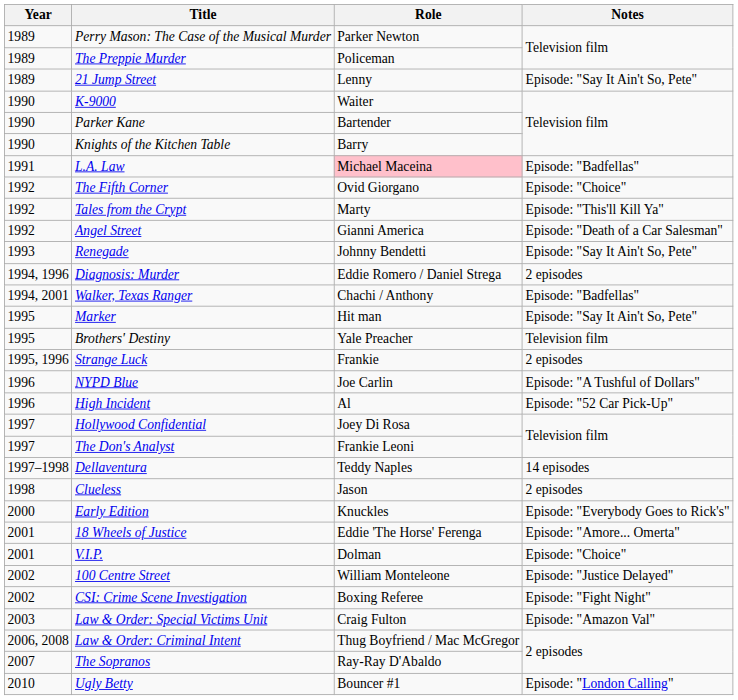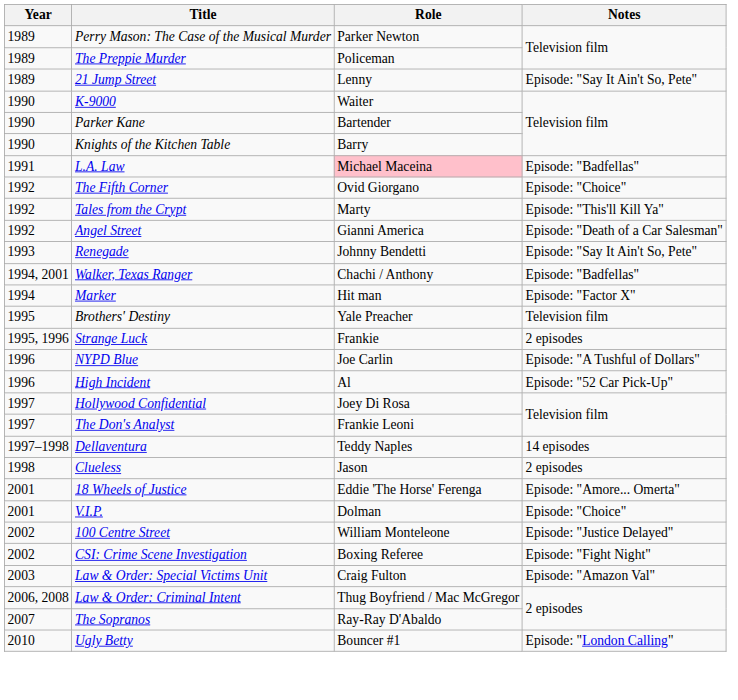- row: (127, 274)
(21, 317) 1995 -> (21, 295) 1994
(611, 317) Episode: "Say It Ain't So, Pete" -> (581, 295) Episode: "Factor X"
- row: (112, 511)
